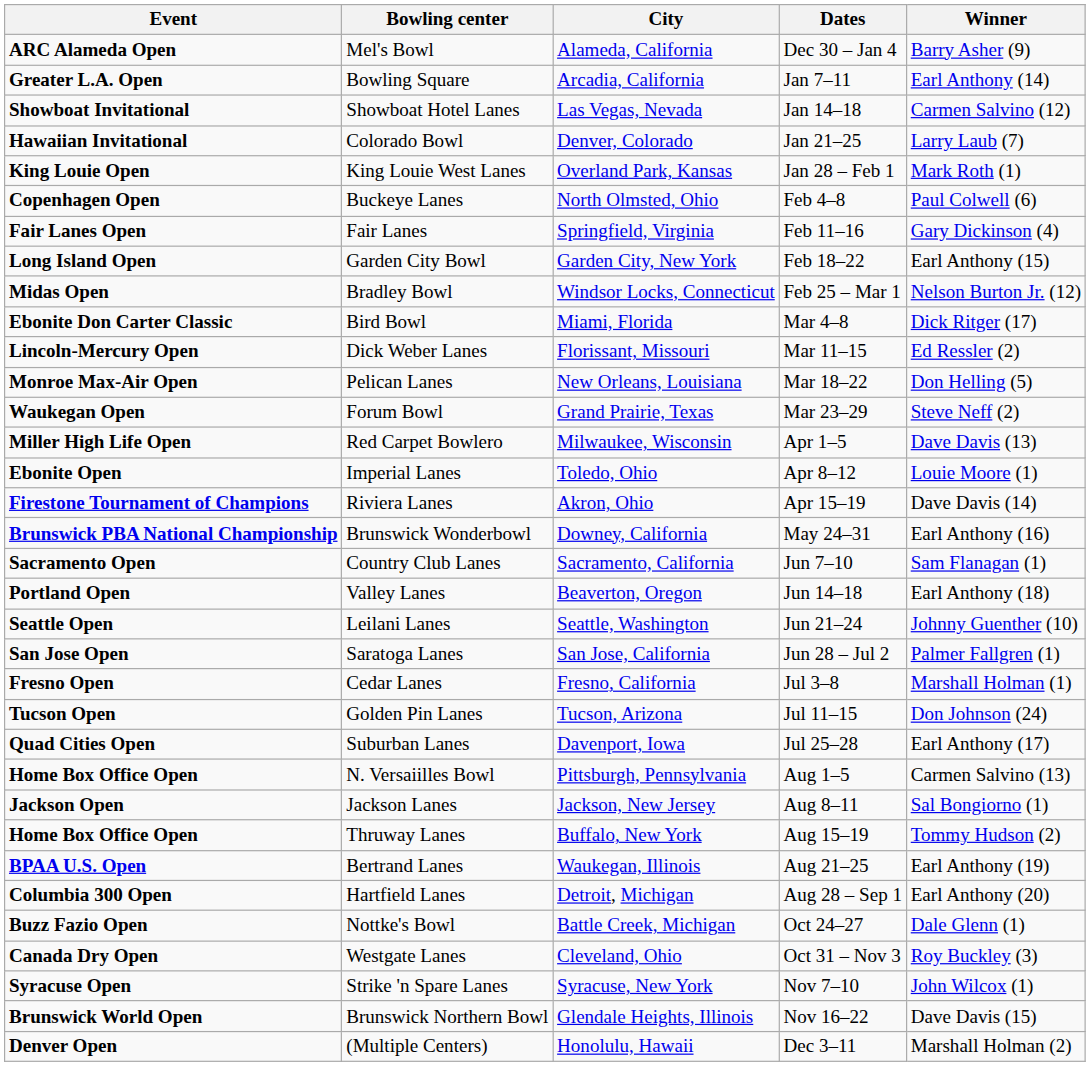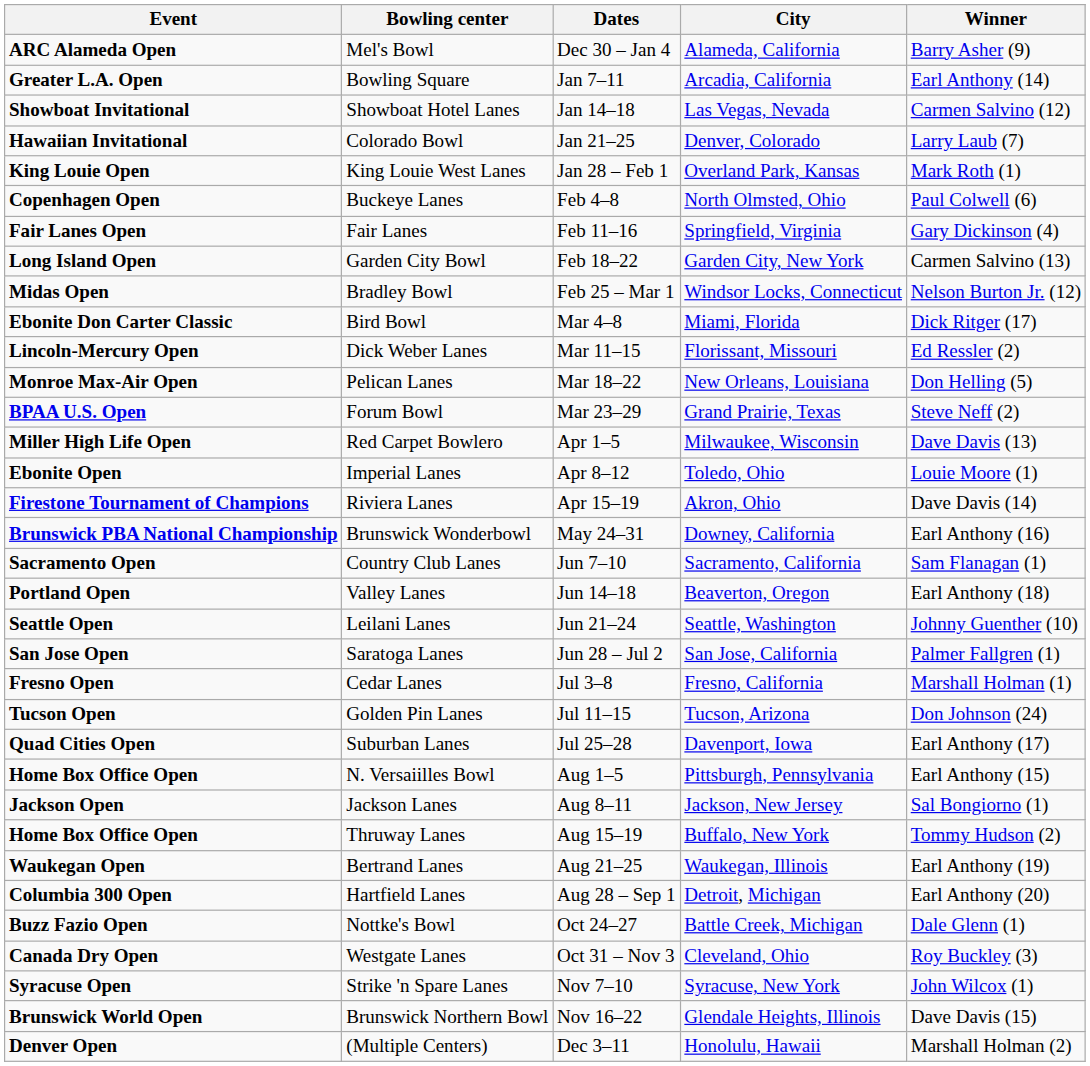columns swapped: (666, 19) <-> (843, 19)
(980, 261) Earl Anthony (15) -> (991, 261) Carmen Salvino (13)
(77, 412) Waukegan Open -> (78, 412) BPAA U.S. Open
(991, 774) Carmen Salvino (13) -> (980, 774) Earl Anthony (15)
(78, 865) BPAA U.S. Open -> (77, 865) Waukegan Open
